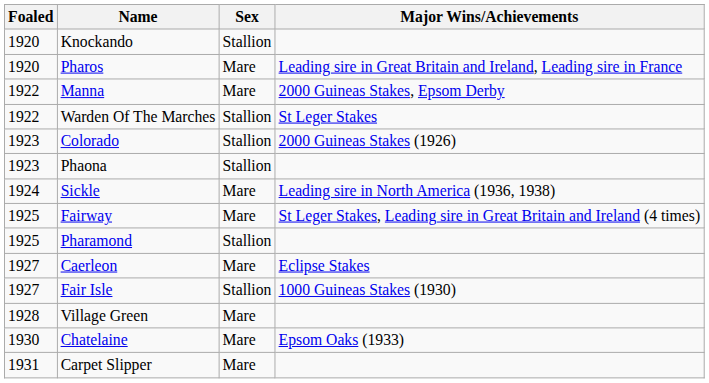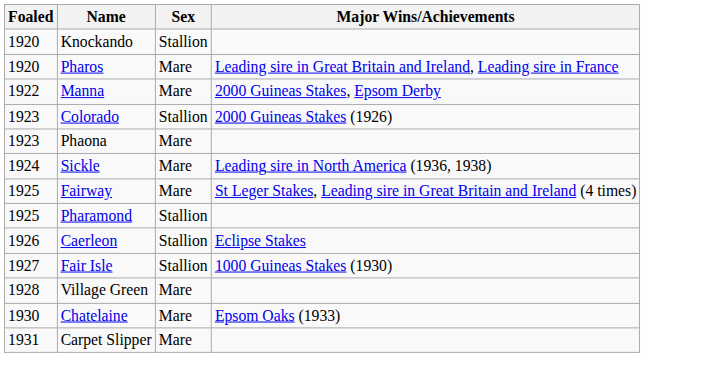- row: (138, 116)
(247, 166) Stallion -> (175, 141) Mare
(24, 265) 1927 -> (24, 240) 1926
(239, 265) Mare -> (183, 240) Stallion
